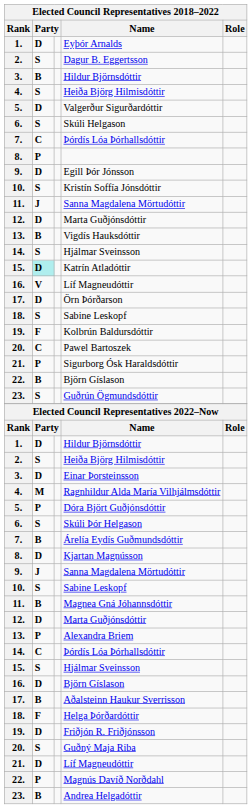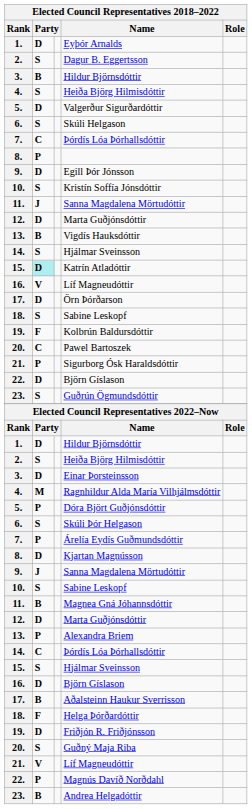(38, 380) B -> (38, 380) D
(38, 540) B -> (38, 540) P
(38, 763) D -> (38, 763) V
